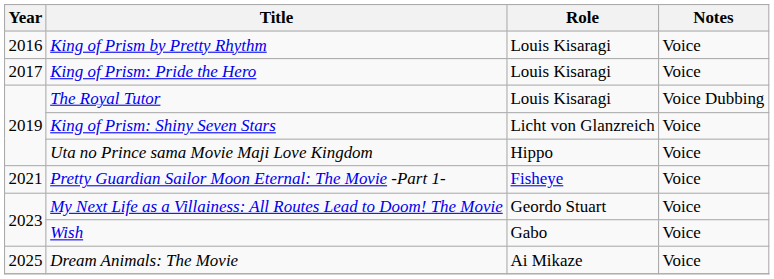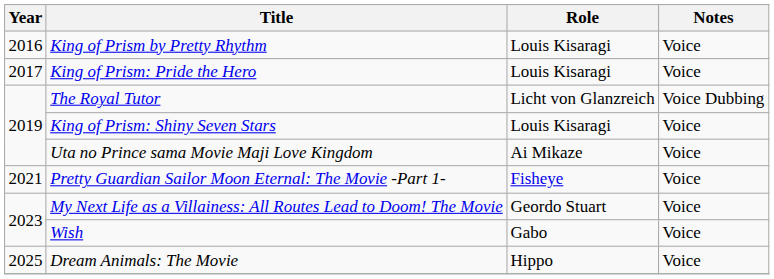(561, 98) Louis Kisaragi -> (583, 98) Licht von Glanzreich
(583, 125) Licht von Glanzreich -> (561, 125) Louis Kisaragi
(532, 152) Hippo -> (547, 152) Ai Mikaze
(547, 260) Ai Mikaze -> (532, 260) Hippo
